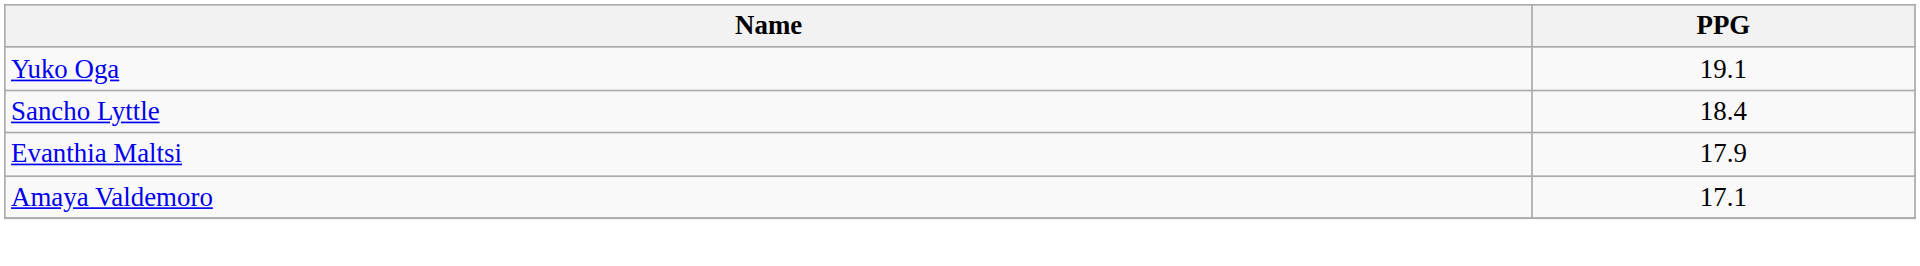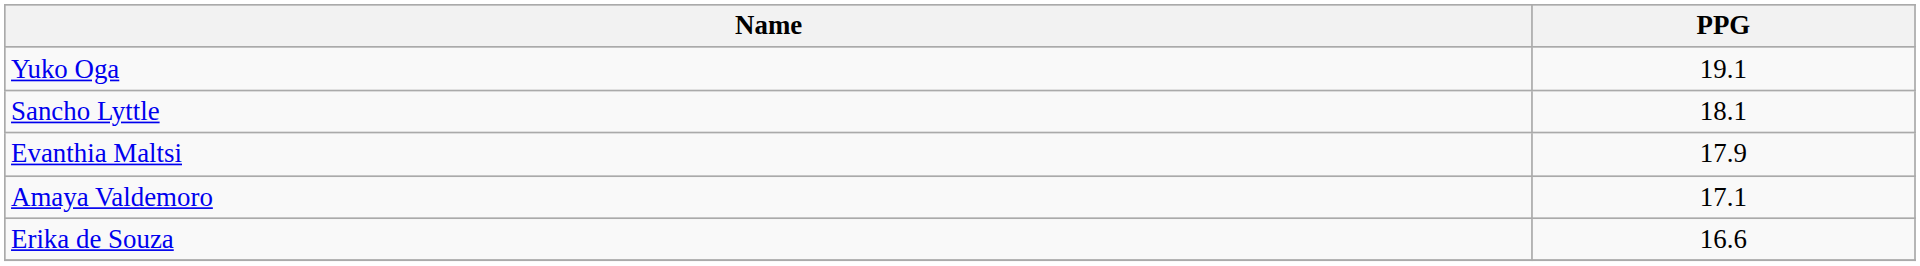(1723, 111) 18.4 -> (1723, 111) 18.1
+ row: (92, 238)
